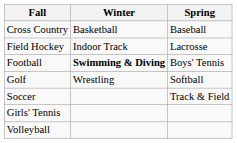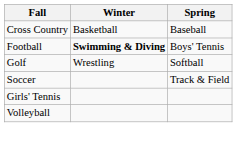- row: (35, 46)
